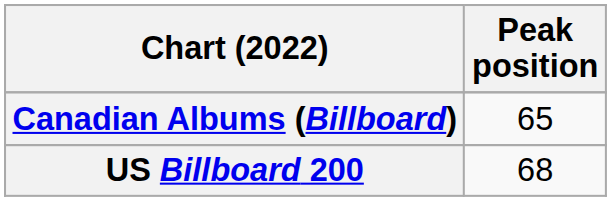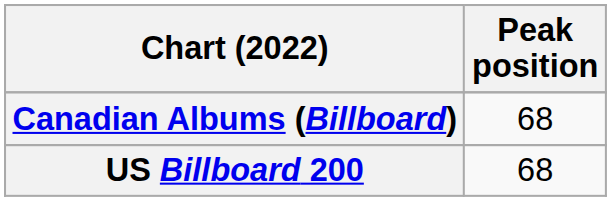(535, 118) 65 -> (535, 118) 68
